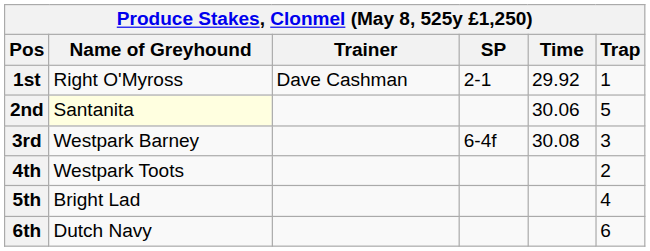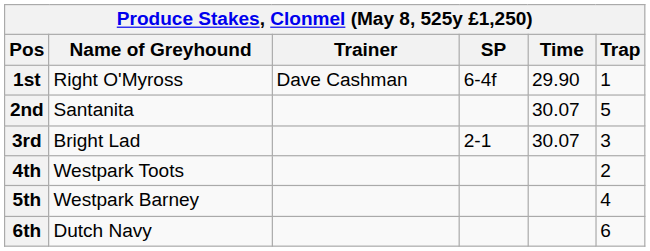(477, 79) 2-1 -> (480, 79) 6-4f
(556, 79) 29.92 -> (556, 79) 29.90
(94, 110) lightyellow background -> (94, 110) no background
(556, 110) 30.06 -> (556, 110) 30.07
(126, 140) Westpark Barney -> (97, 140) Bright Lad
(480, 140) 6-4f -> (477, 140) 2-1
(556, 140) 30.08 -> (556, 140) 30.07
(97, 200) Bright Lad -> (126, 200) Westpark Barney
